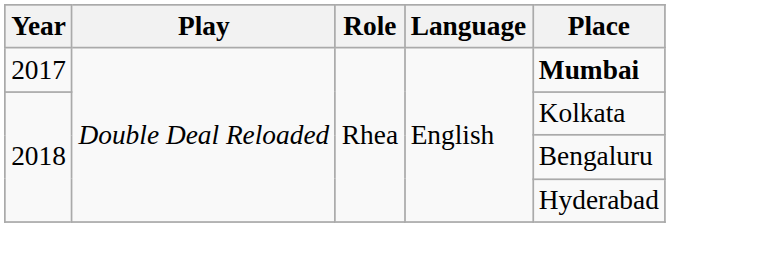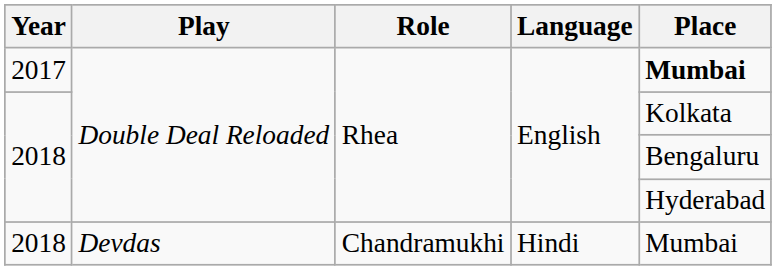+ row: (39, 243)
